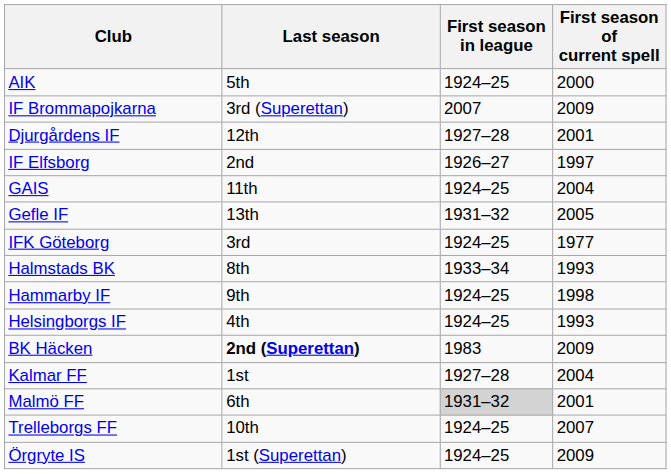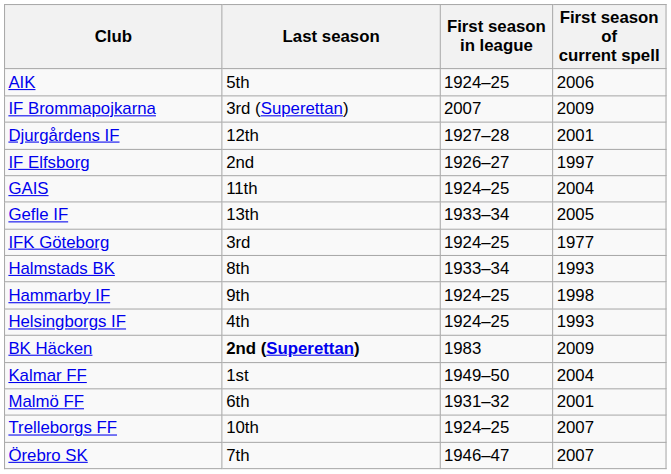(575, 82) 2000 -> (575, 82) 2006
(477, 215) 1931–32 -> (477, 215) 1933–34
(477, 375) 1927–28 -> (477, 375) 1949–50
(477, 401) lightgrey background -> (477, 401) no background
+ row: (48, 455)
- row: (47, 455)
